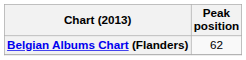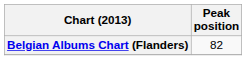(216, 45) 62 -> (216, 45) 82
